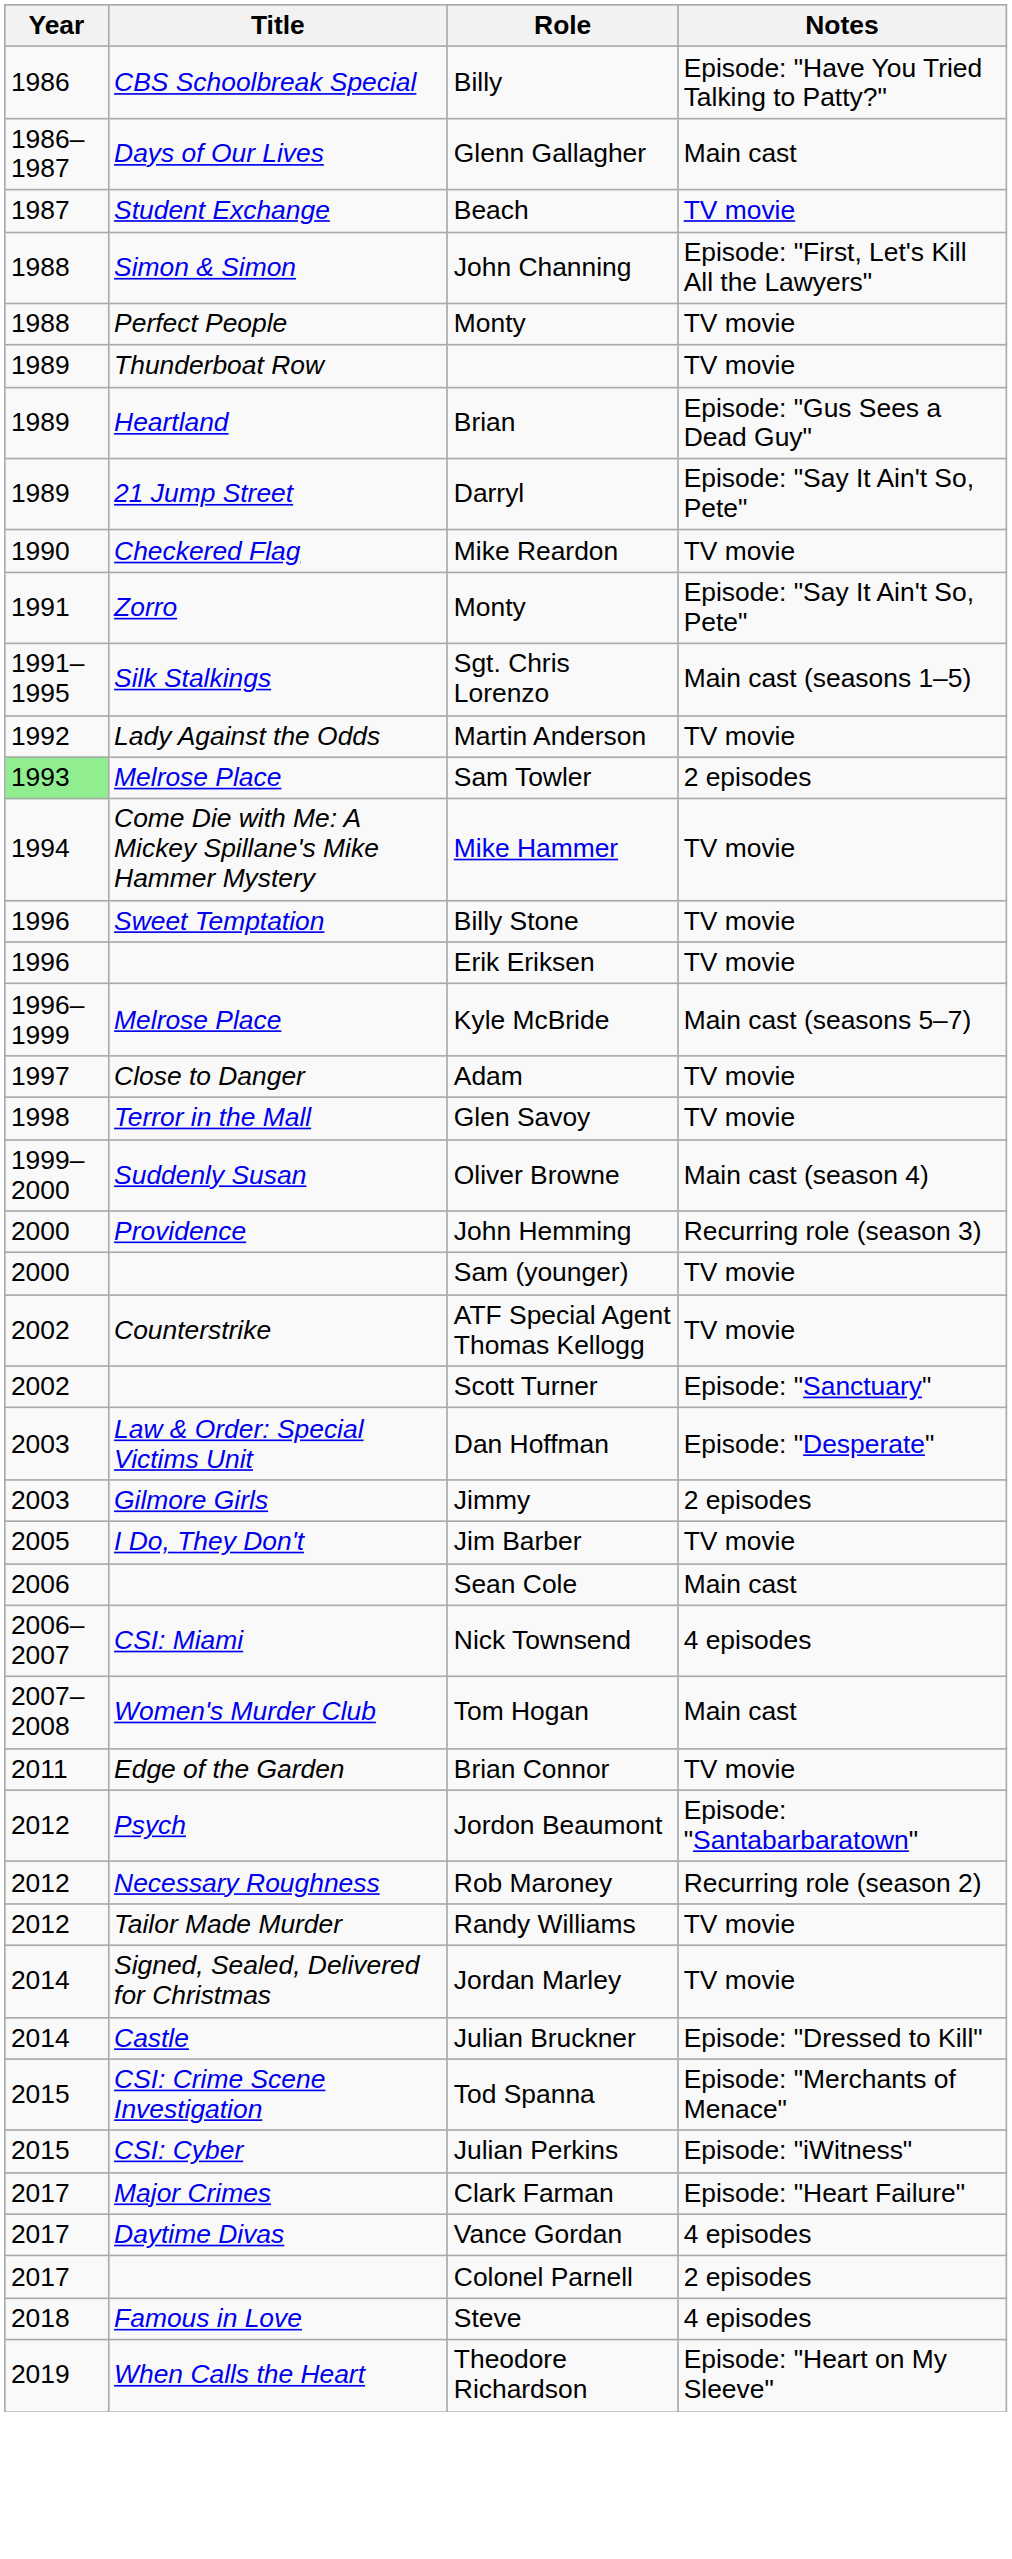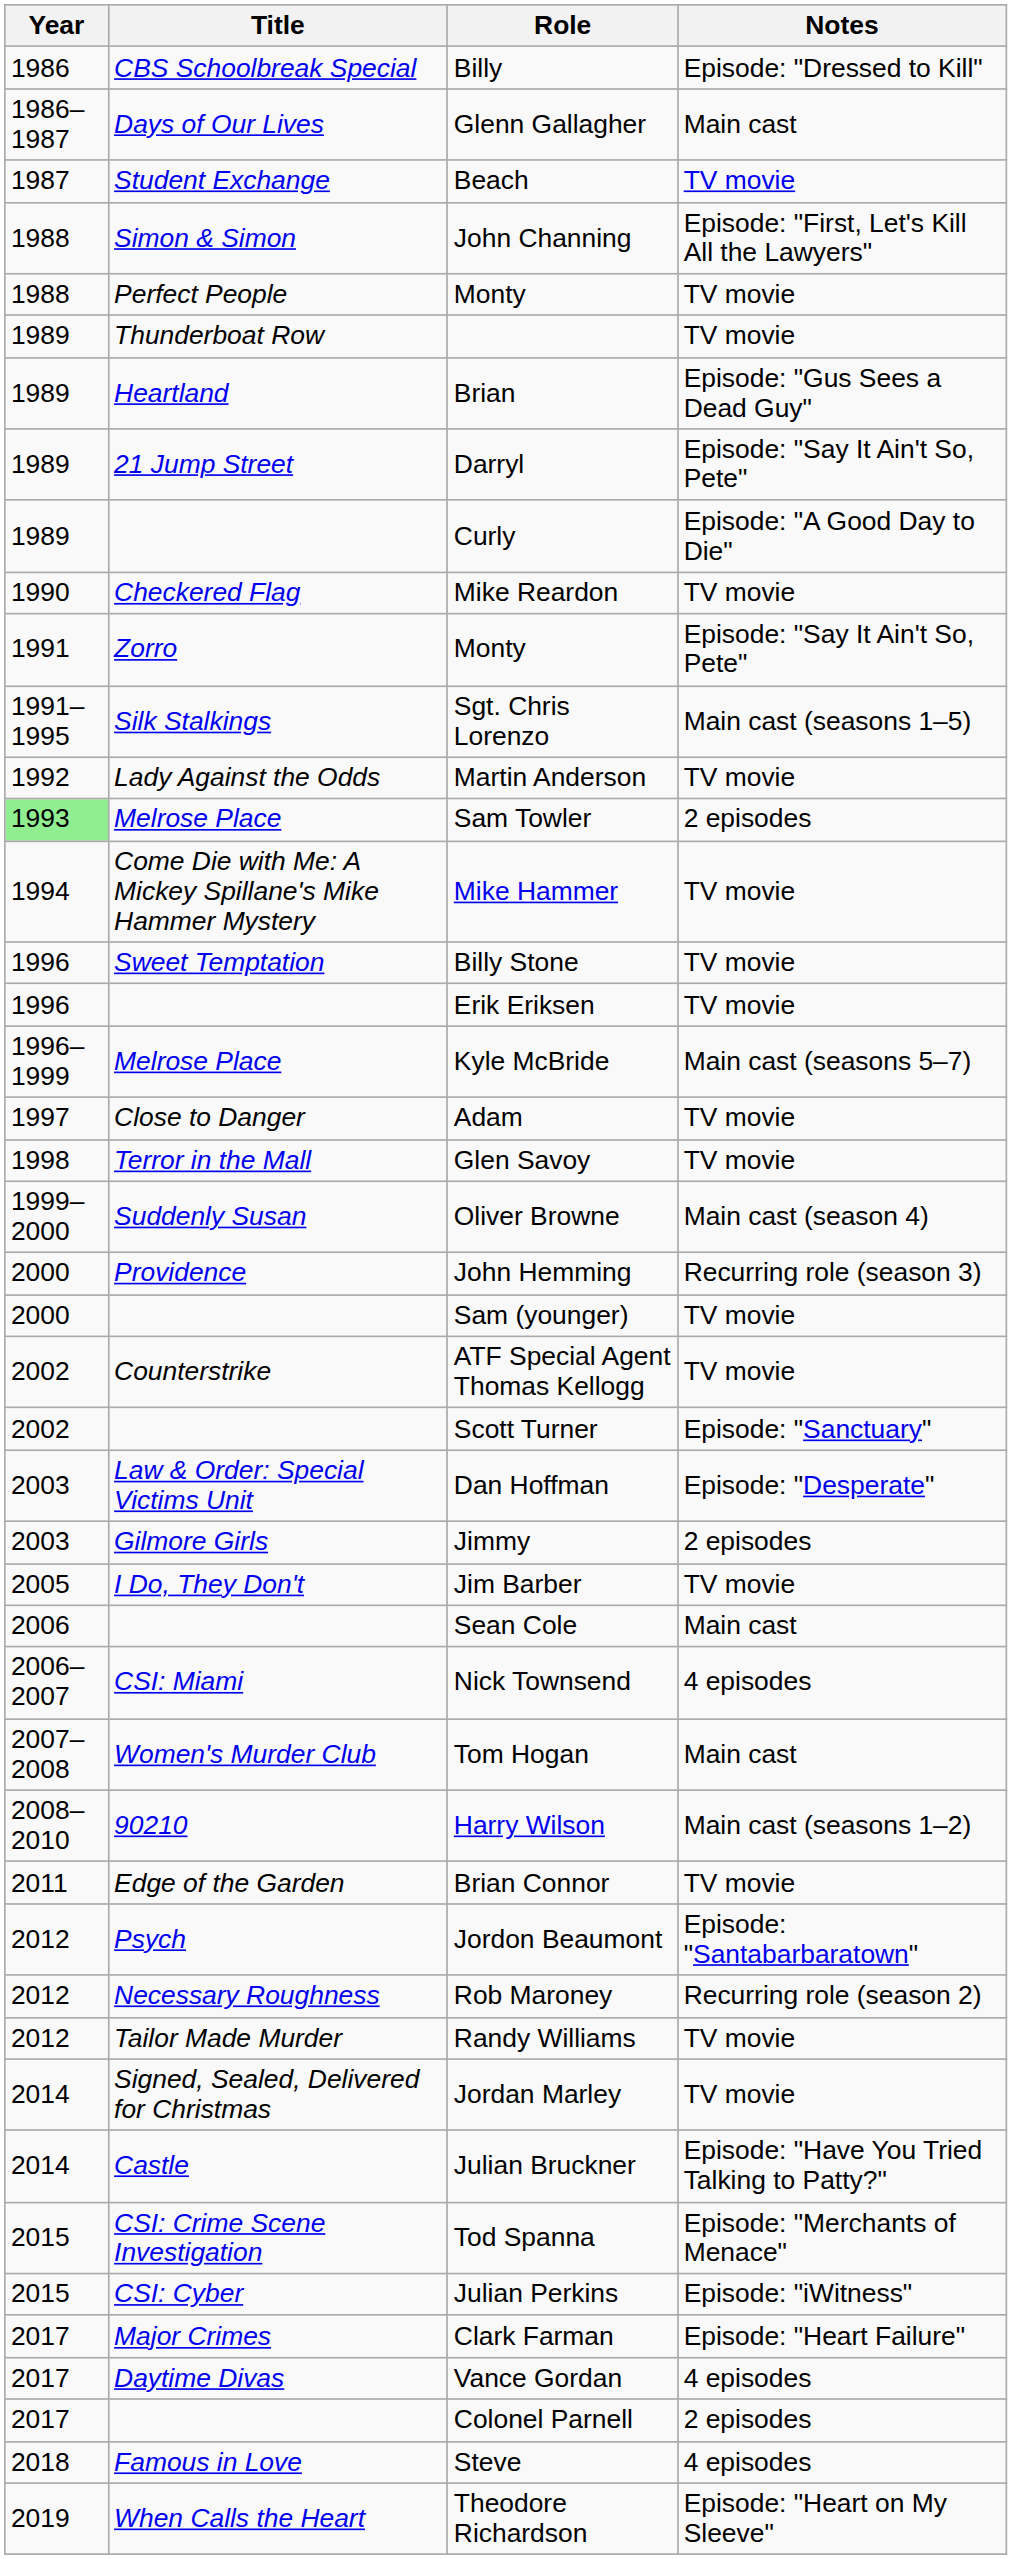(833, 82) Episode: "Have You Tried Talking to Patty?" -> (833, 67) Episode: "Dressed to Kill"
+ row: (278, 536)
+ row: (151, 1825)
(833, 2037) Episode: "Dressed to Kill" -> (833, 2165) Episode: "Have You Tried Talking to Patty?"
